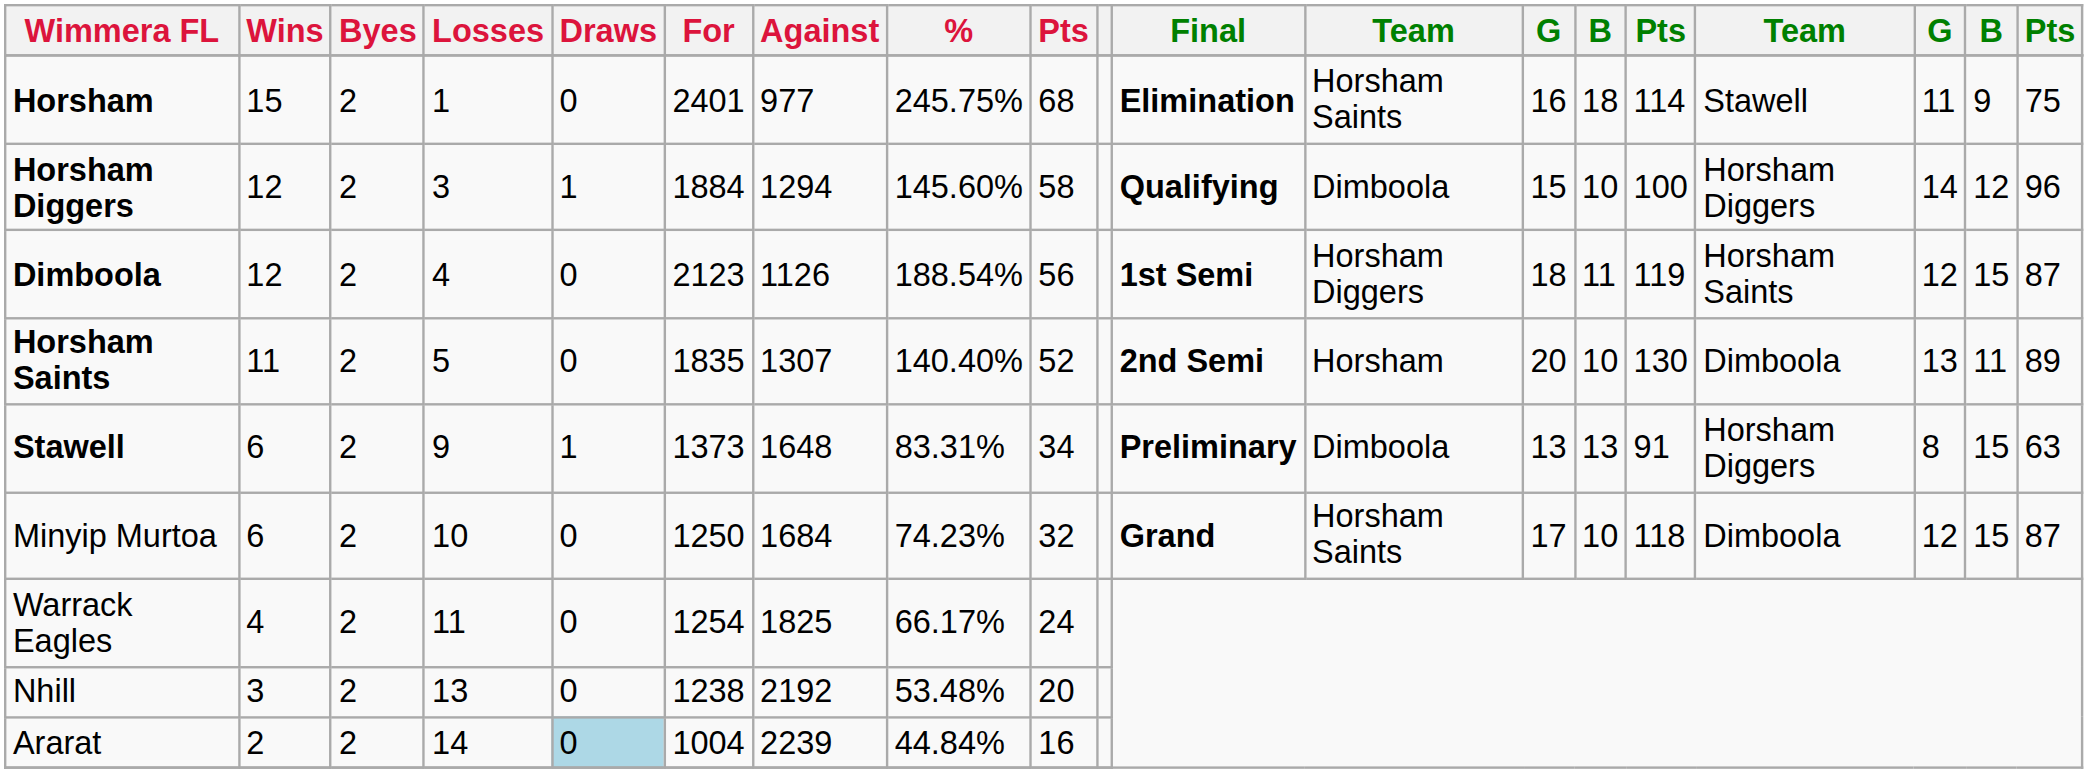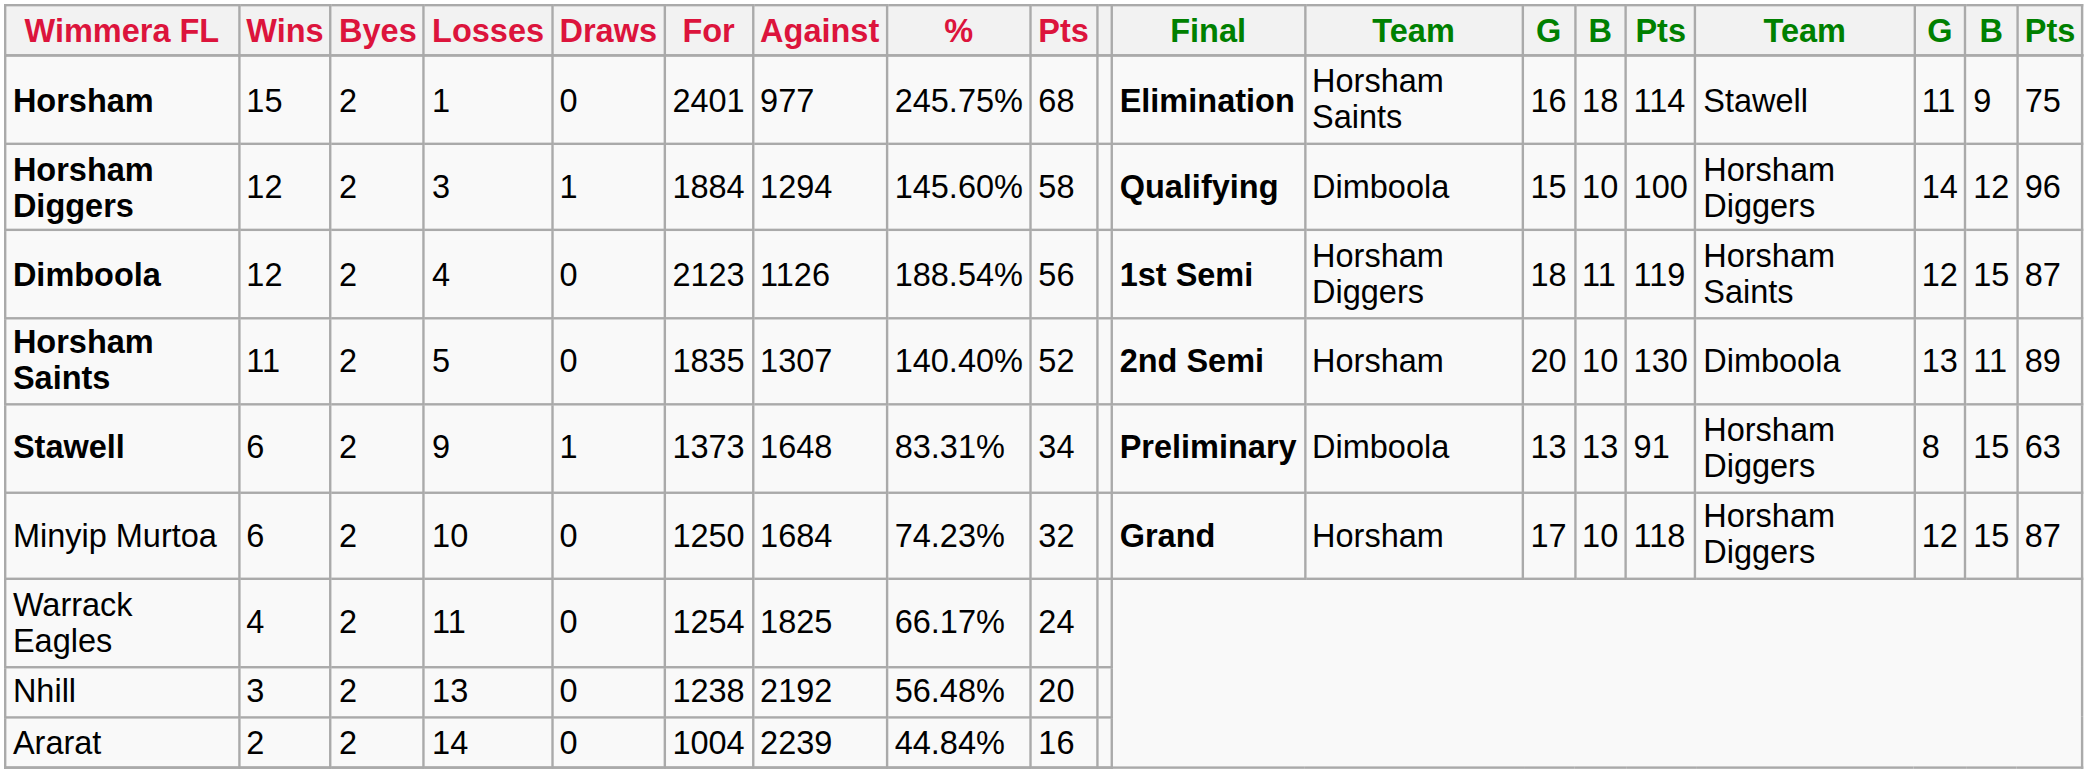(1378, 535) Horsham Saints -> (1378, 535) Horsham
(1772, 535) Dimboola -> (1769, 535) Horsham Diggers
(950, 691) 53.48% -> (950, 691) 56.48%
(569, 742) lightblue background -> (569, 742) no background
